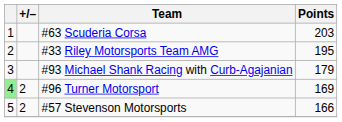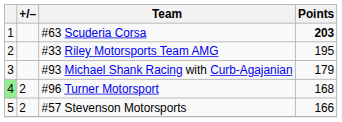(324, 33) normal -> (324, 33) bold
(324, 89) 169 -> (324, 89) 168
